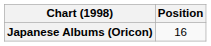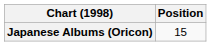(181, 31) 16 -> (181, 31) 15
